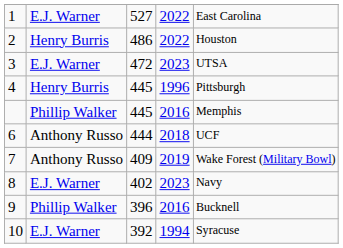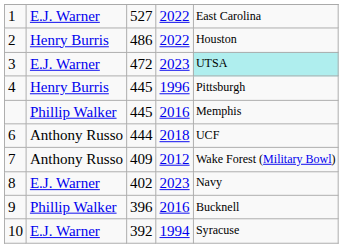(212, 64) no background -> (212, 64) paleturquoise background
(175, 159) 2019 -> (175, 159) 2012
